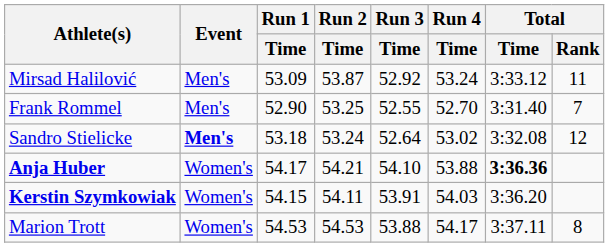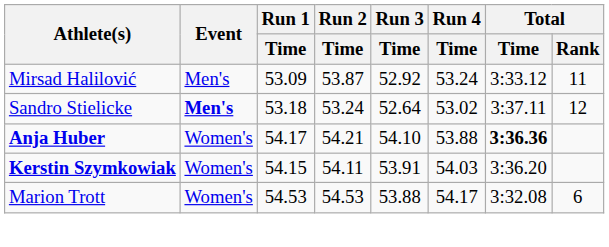- row: (65, 108)
(518, 138) 3:32.08 -> (518, 108) 3:37.11
(518, 227) 3:37.11 -> (518, 197) 3:32.08
(578, 227) 8 -> (578, 197) 6
